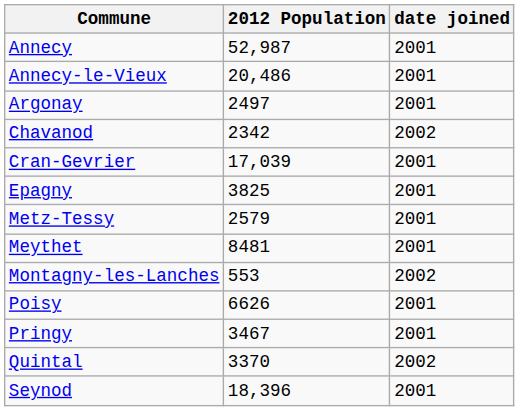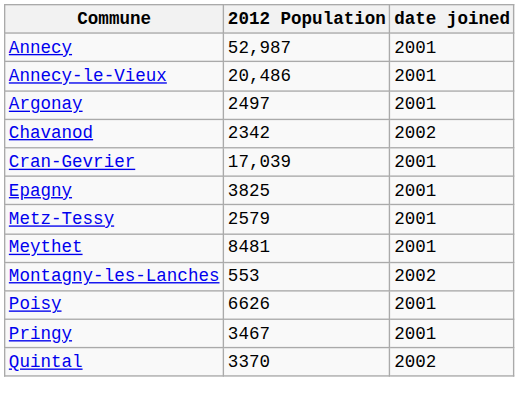- row: (40, 391)
